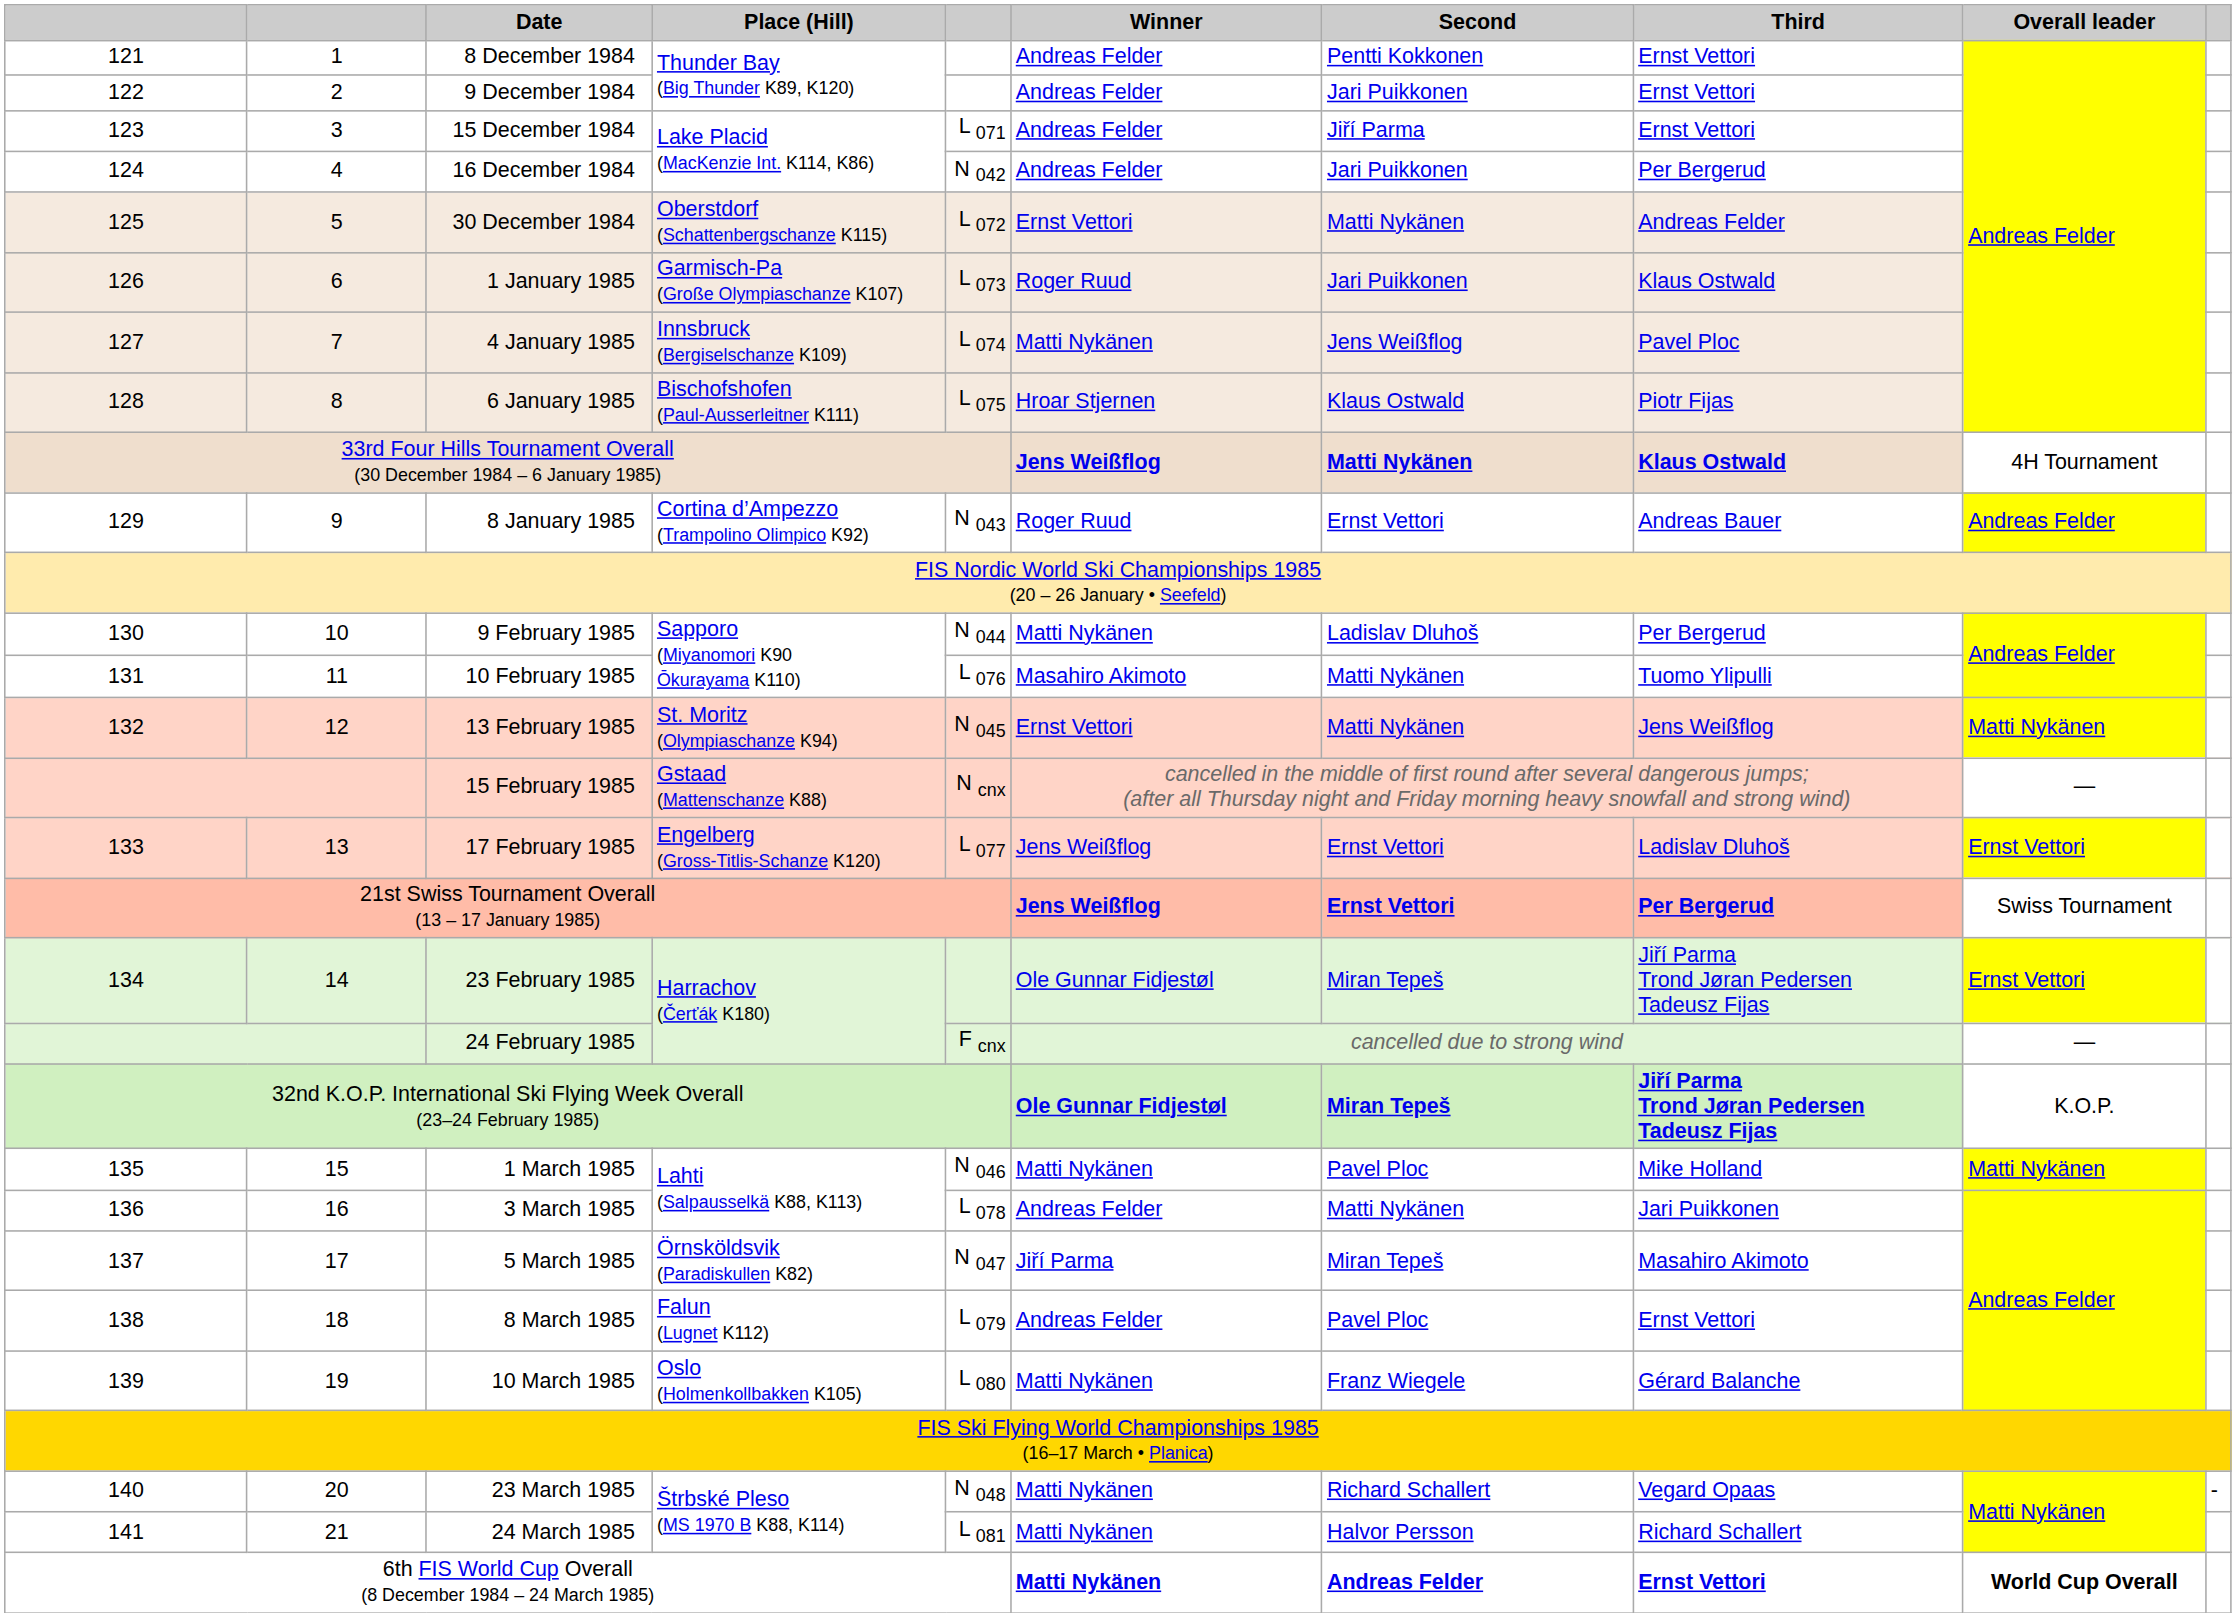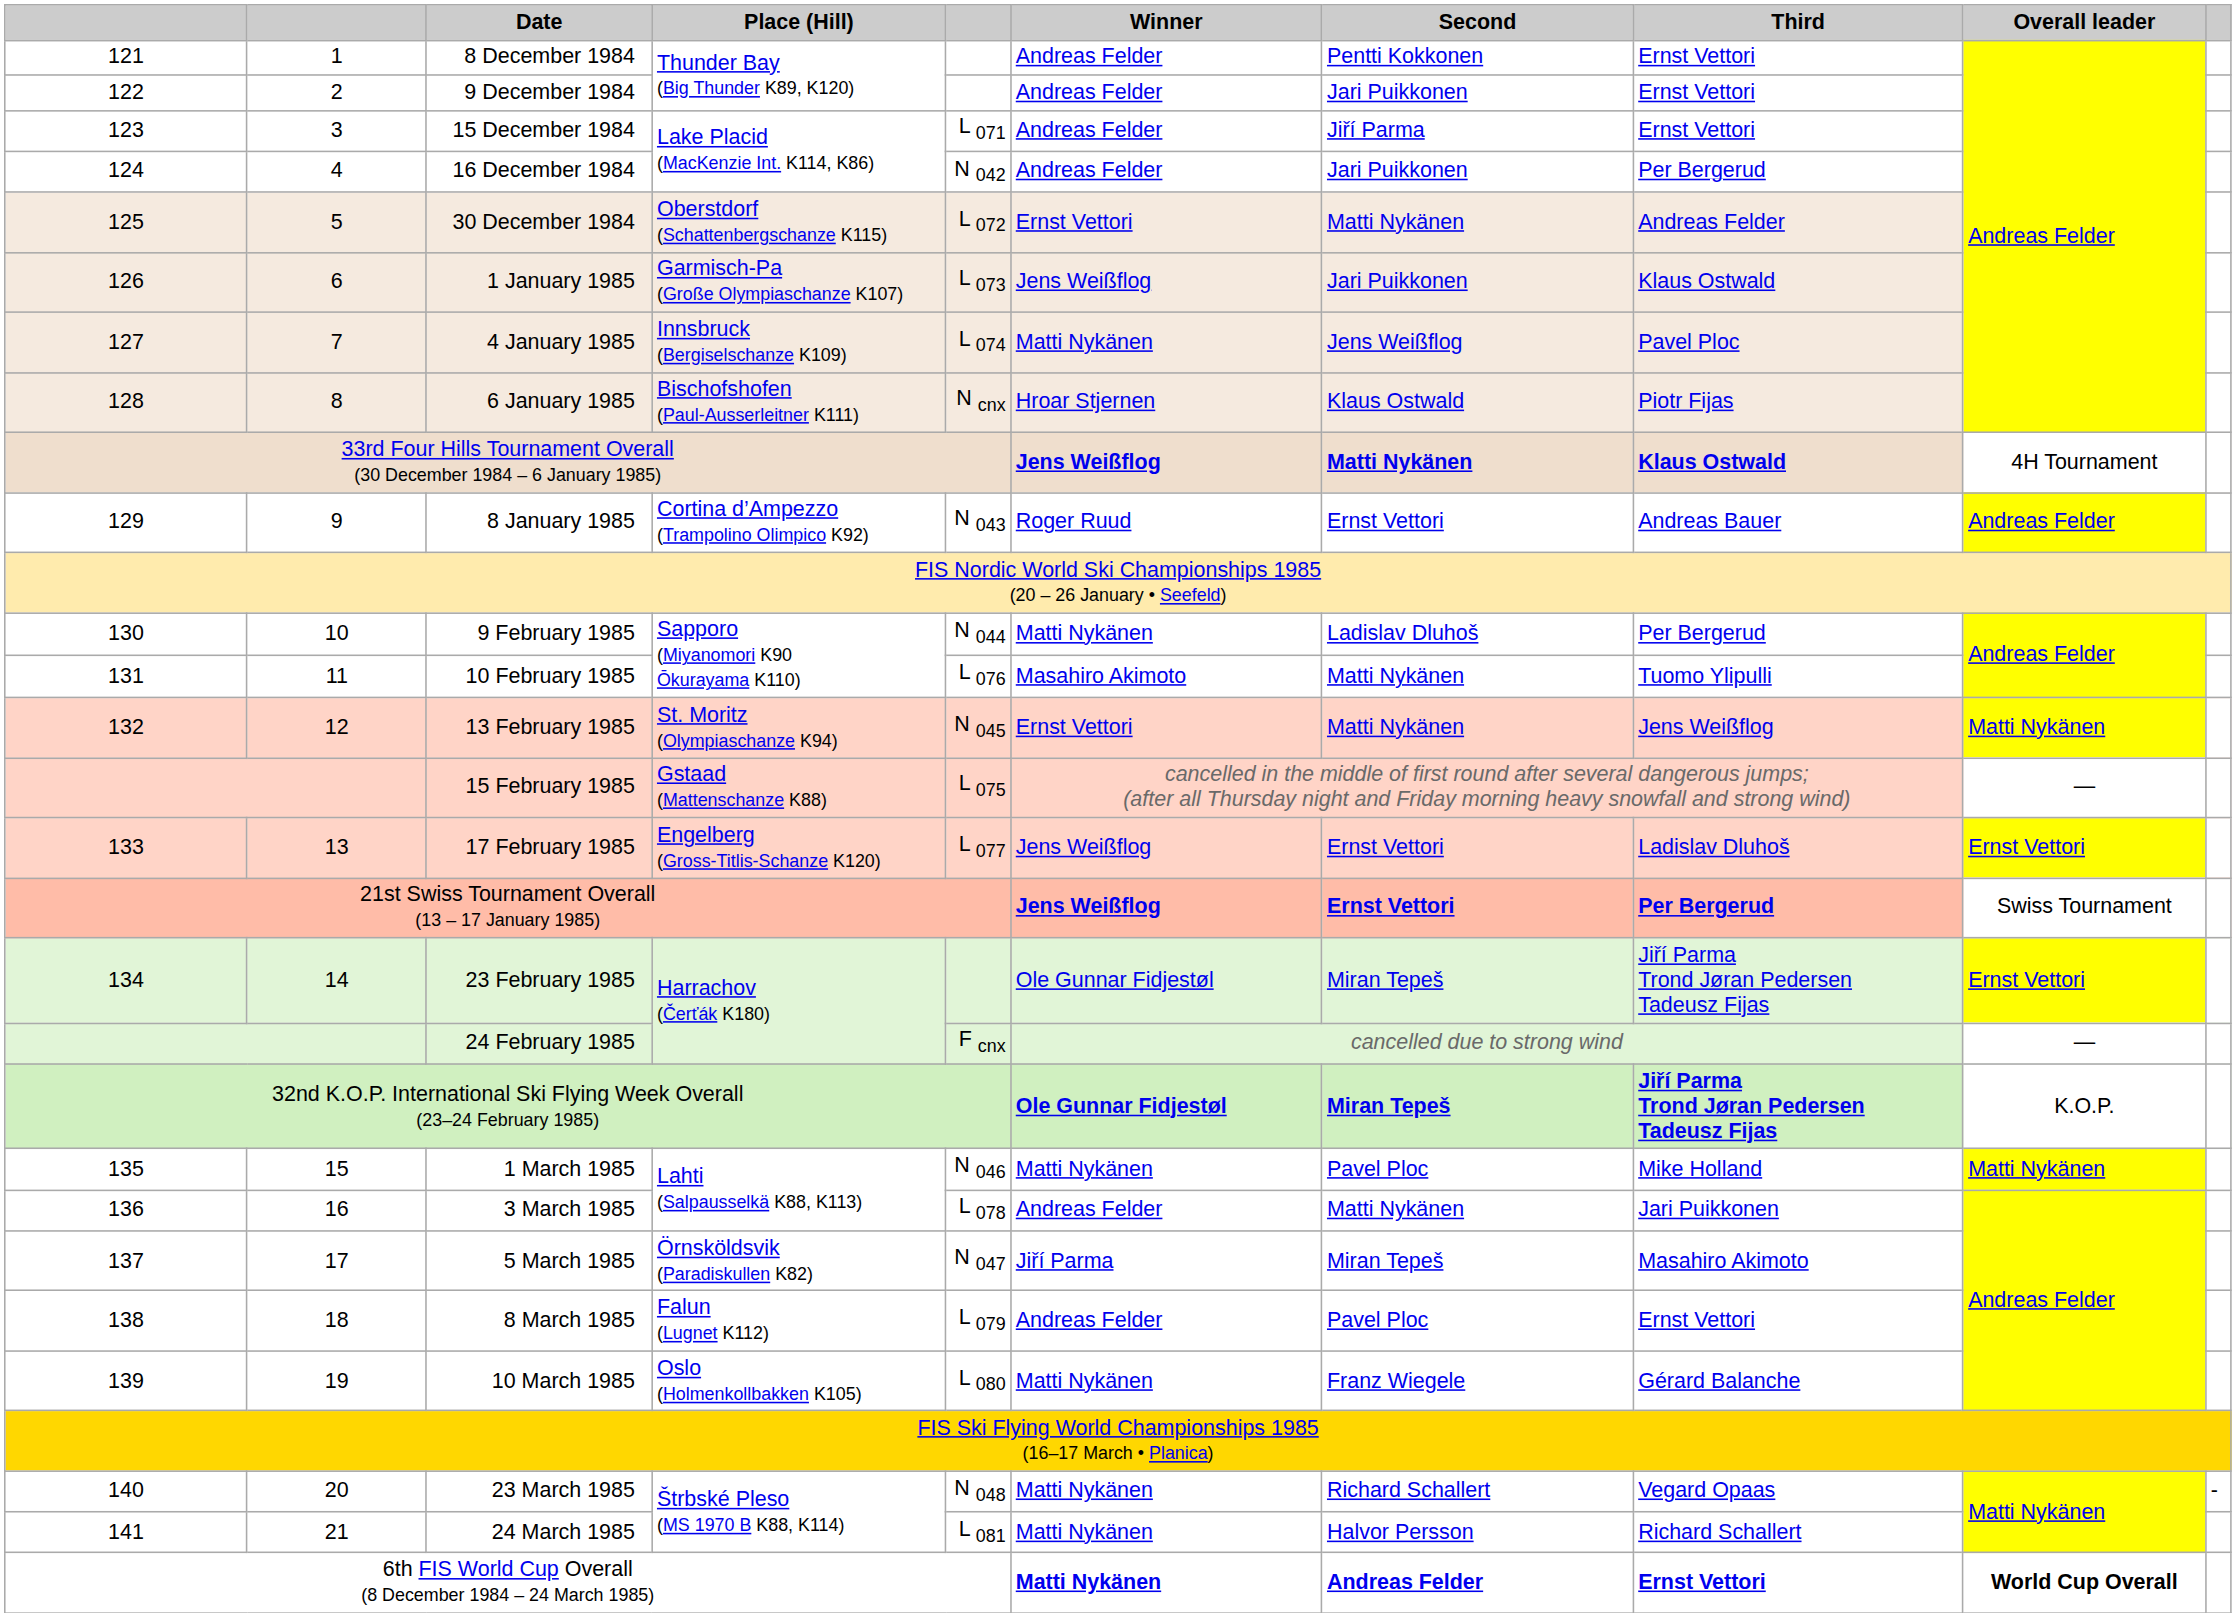(1074, 281) Roger Ruud -> (1084, 281) Jens Weißflog
(982, 400) L 075 -> (981, 400) N cnx
(981, 786) N cnx -> (982, 786) L 075
